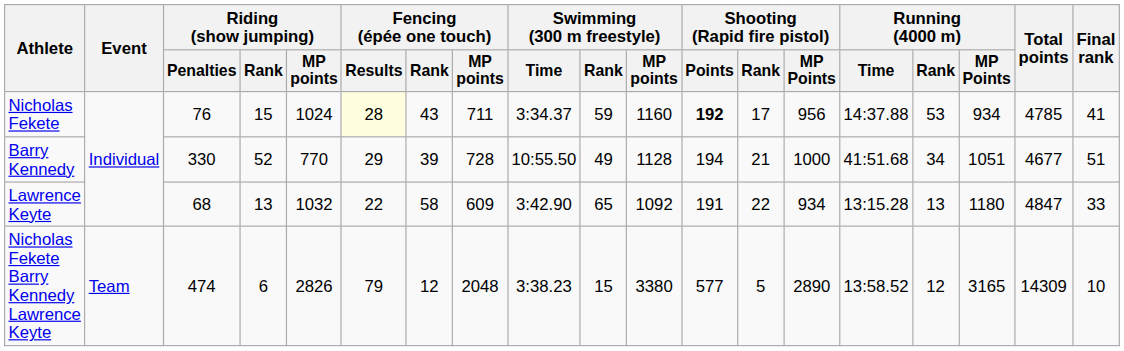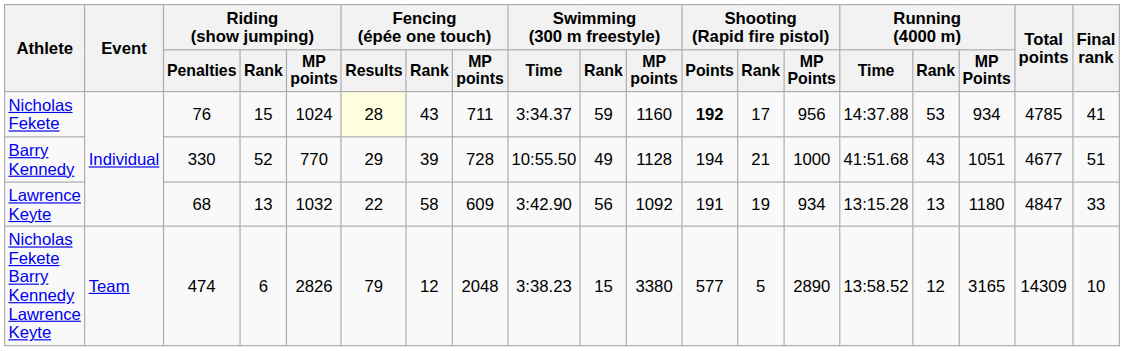(936, 160) 34 -> (936, 160) 43
(603, 205) 65 -> (603, 205) 56
(761, 205) 22 -> (761, 205) 19
